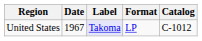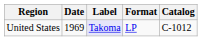(74, 28) 1967 -> (74, 28) 1969
